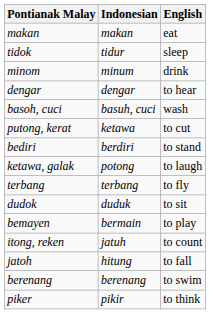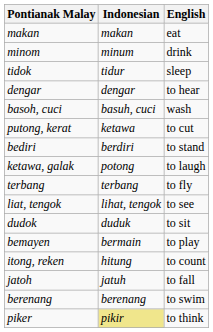rows swapped: (23, 71) <-> (19, 52)
+ row: (34, 204)
(113, 242) jatuh -> (116, 261) hitung
(116, 261) hitung -> (113, 280) jatuh
(112, 299) no background -> (112, 318) khaki background
